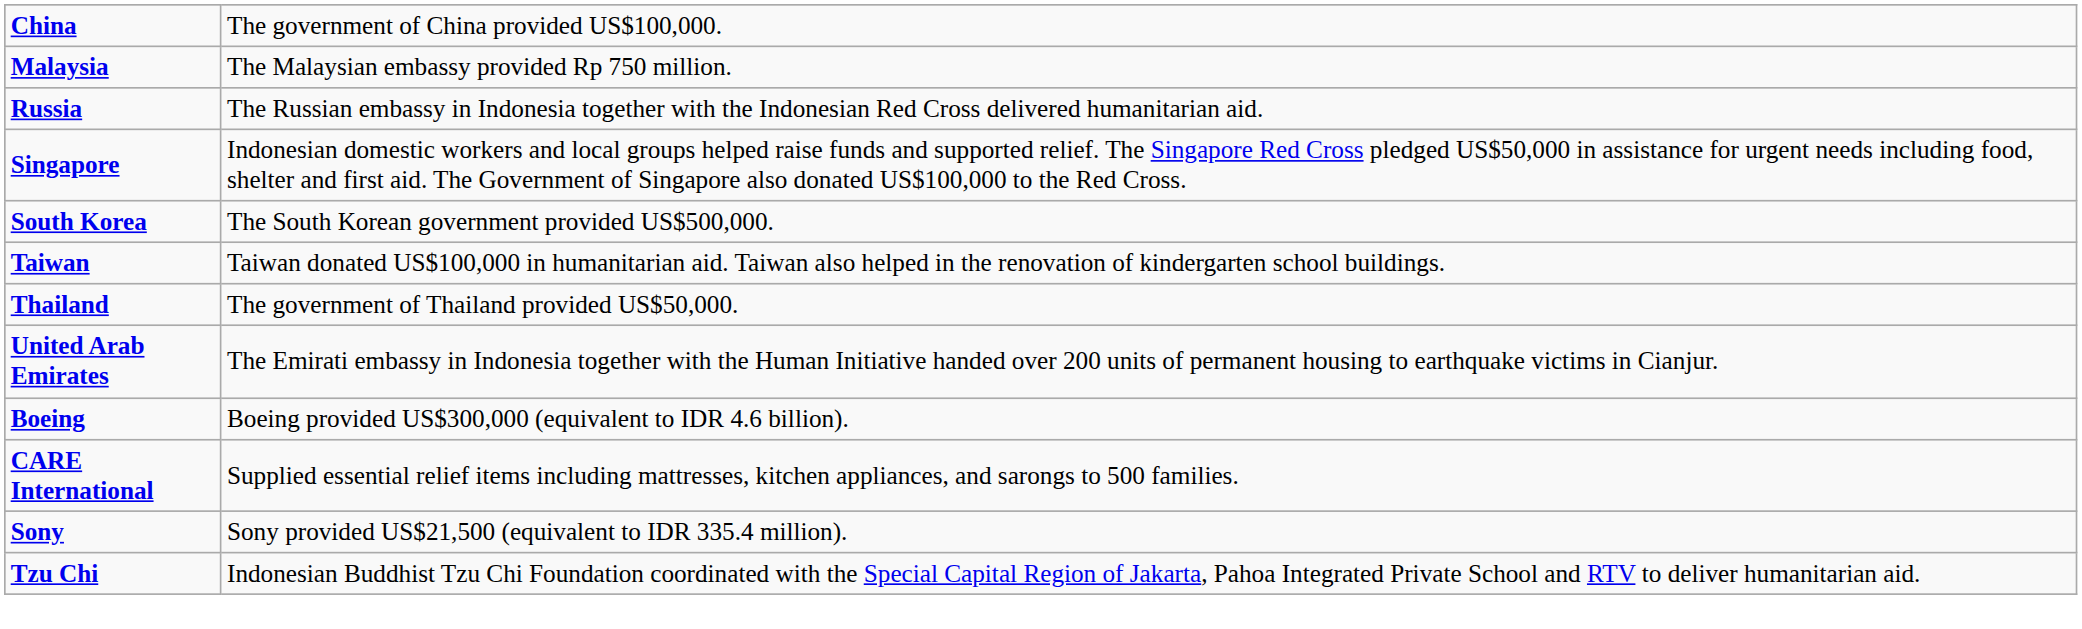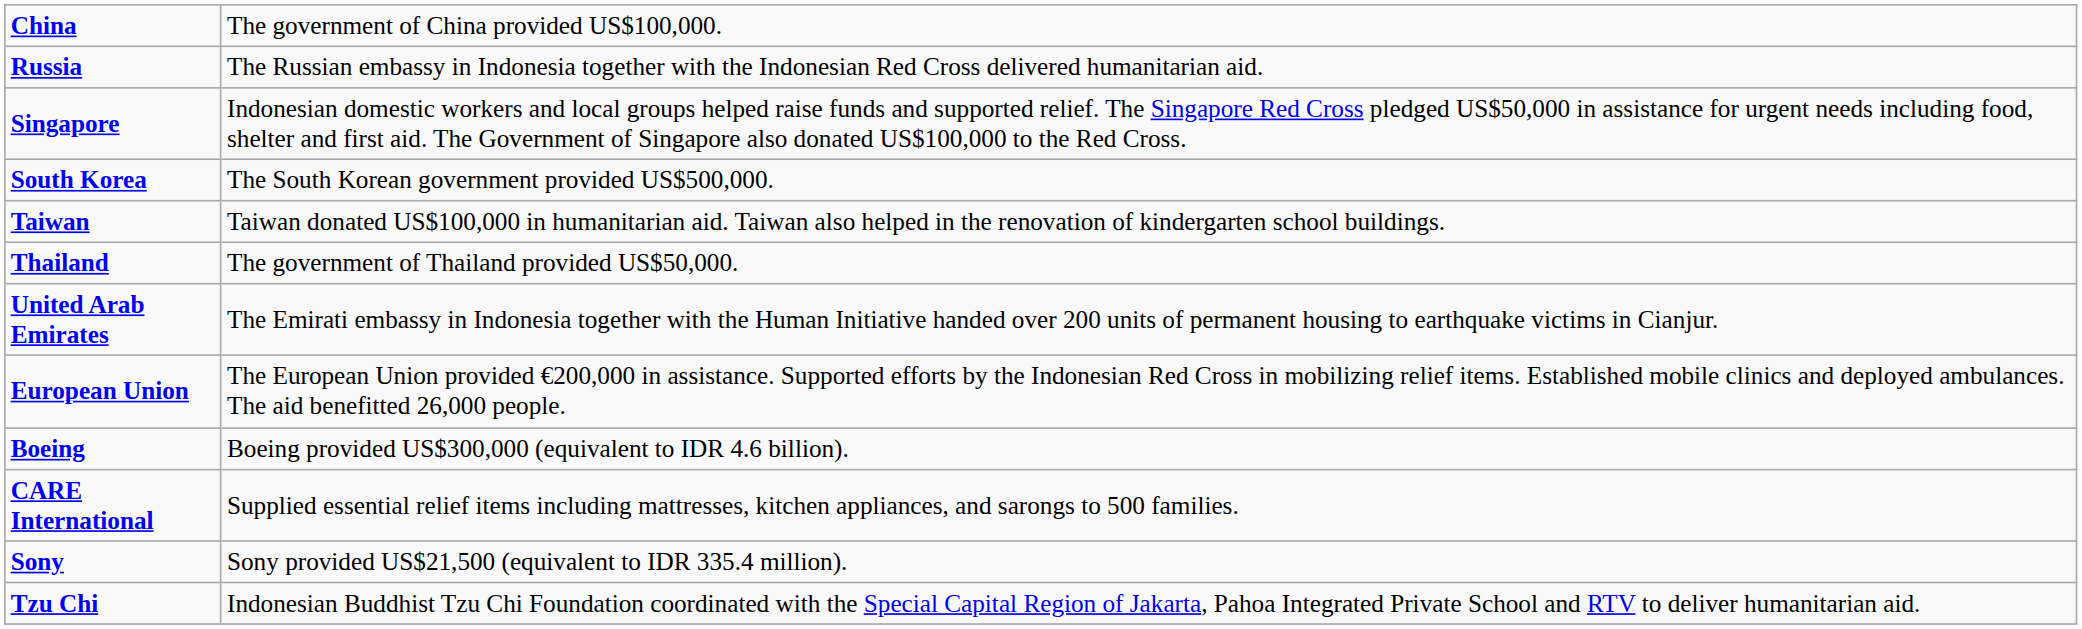- row: (60, 67)
+ row: (100, 391)
